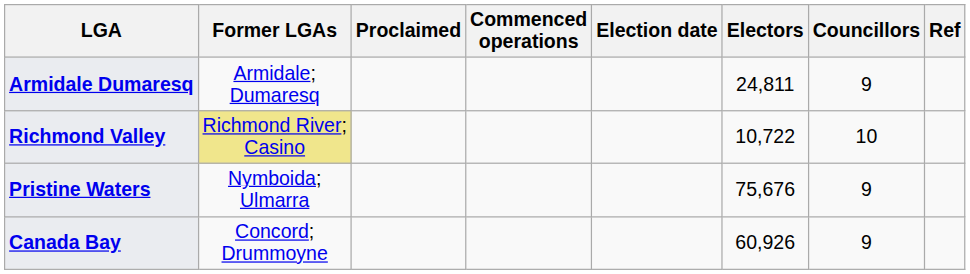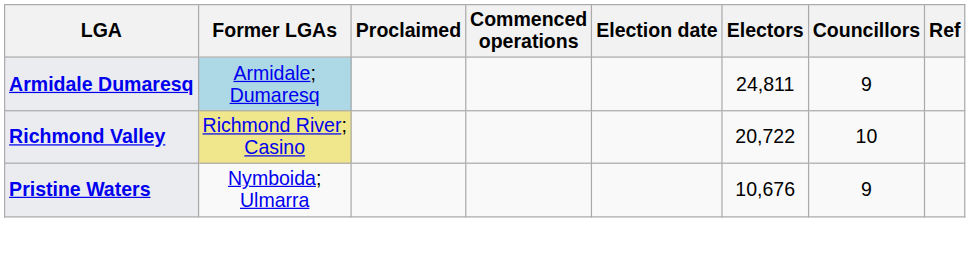(275, 83) no background -> (275, 83) lightblue background
(765, 136) 10,722 -> (765, 136) 20,722
(765, 189) 75,676 -> (765, 189) 10,676
- row: (65, 242)
